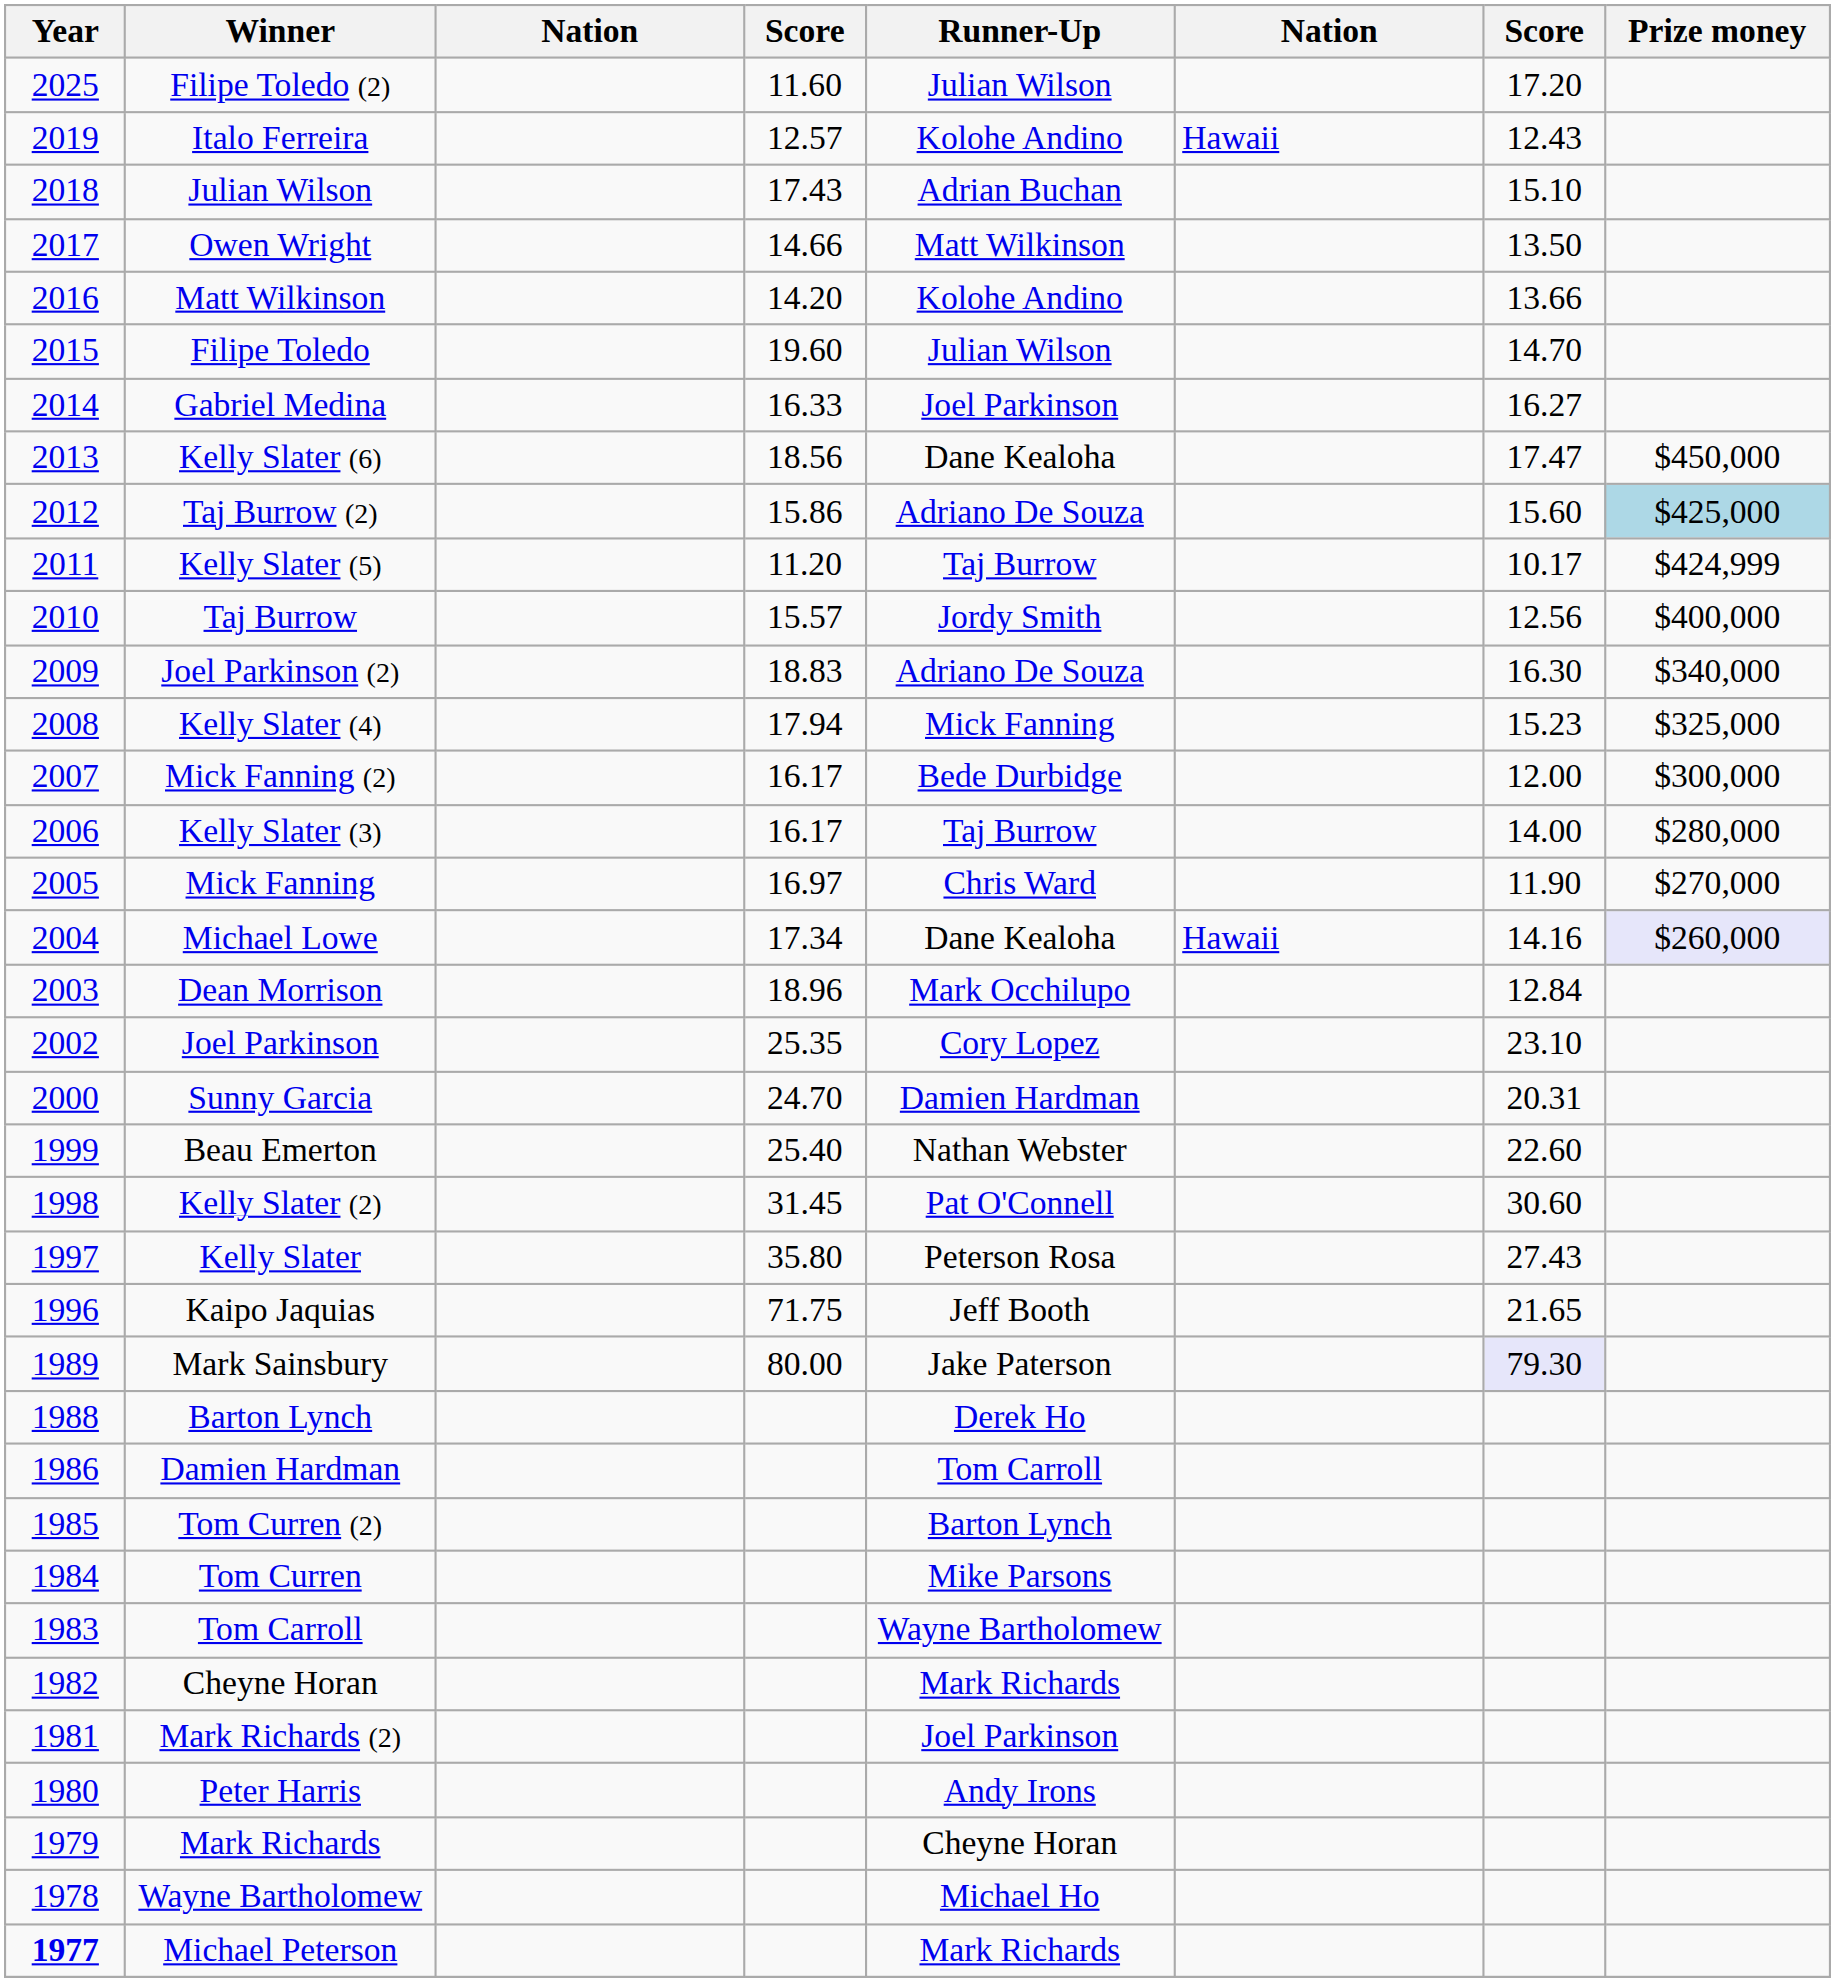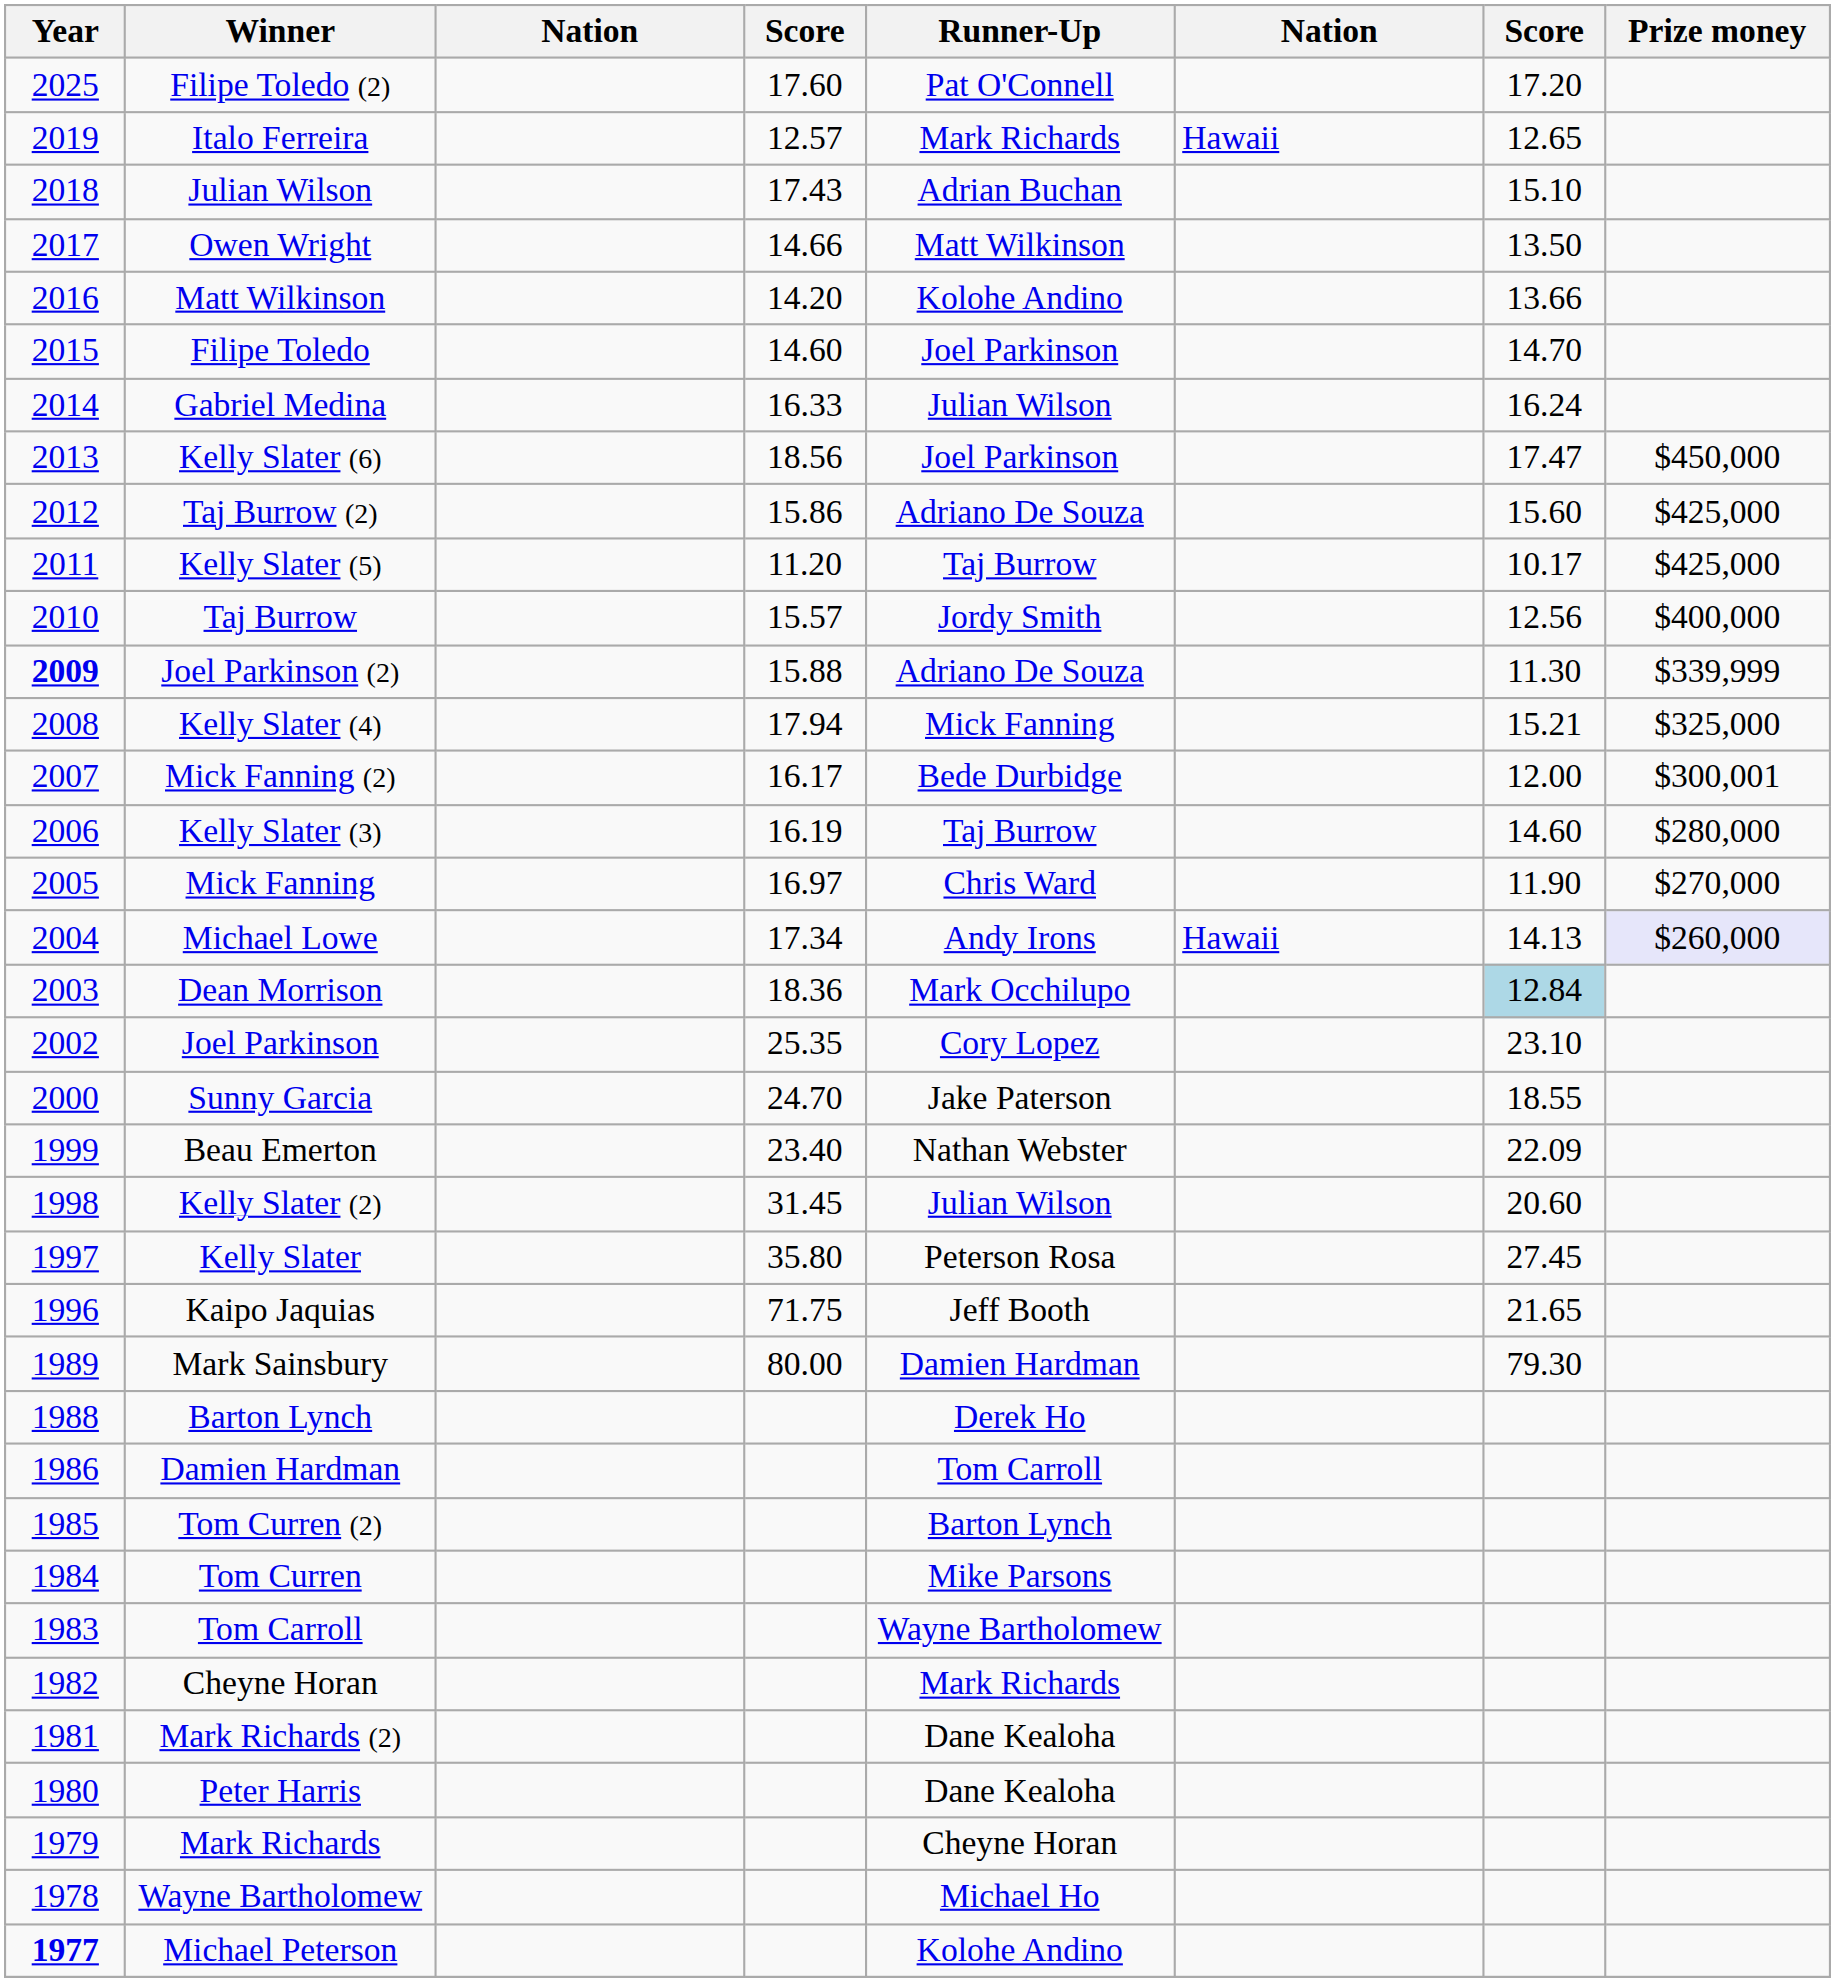(805, 84) 11.60 -> (805, 84) 17.60
(1020, 84) Julian Wilson -> (1020, 84) Pat O'Connell
(1020, 137) Kolohe Andino -> (1020, 137) Mark Richards
(1544, 137) 12.43 -> (1544, 137) 12.65
(805, 350) 19.60 -> (805, 350) 14.60
(1020, 350) Julian Wilson -> (1020, 350) Joel Parkinson
(1020, 404) Joel Parkinson -> (1020, 404) Julian Wilson
(1544, 404) 16.27 -> (1544, 404) 16.24
(1020, 457) Dane Kealoha -> (1020, 457) Joel Parkinson
(1717, 510) lightblue background -> (1717, 510) no background
(1717, 564) $424,999 -> (1717, 564) $425,000
(65, 670) normal -> (65, 670) bold
(805, 670) 18.83 -> (805, 670) 15.88
(1544, 670) 16.30 -> (1544, 670) 11.30
(1717, 670) $340,000 -> (1717, 670) $339,999
(1544, 723) 15.23 -> (1544, 723) 15.21
(1717, 777) $300,000 -> (1717, 777) $300,001
(805, 830) 16.17 -> (805, 830) 16.19
(1544, 830) 14.00 -> (1544, 830) 14.60
(1020, 937) Dane Kealoha -> (1020, 937) Andy Irons
(1544, 937) 14.16 -> (1544, 937) 14.13
(805, 990) 18.96 -> (805, 990) 18.36
(1544, 990) no background -> (1544, 990) lightblue background
(1020, 1096) Damien Hardman -> (1020, 1096) Jake Paterson
(1544, 1096) 20.31 -> (1544, 1096) 18.55
(805, 1150) 25.40 -> (805, 1150) 23.40
(1544, 1150) 22.60 -> (1544, 1150) 22.09
(1020, 1203) Pat O'Connell -> (1020, 1203) Julian Wilson
(1544, 1203) 30.60 -> (1544, 1203) 20.60
(1544, 1256) 27.43 -> (1544, 1256) 27.45
(1020, 1363) Jake Paterson -> (1020, 1363) Damien Hardman
(1544, 1363) lavender background -> (1544, 1363) no background
(1020, 1736) Joel Parkinson -> (1020, 1736) Dane Kealoha
(1020, 1789) Andy Irons -> (1020, 1789) Dane Kealoha
(1020, 1949) Mark Richards -> (1020, 1949) Kolohe Andino
